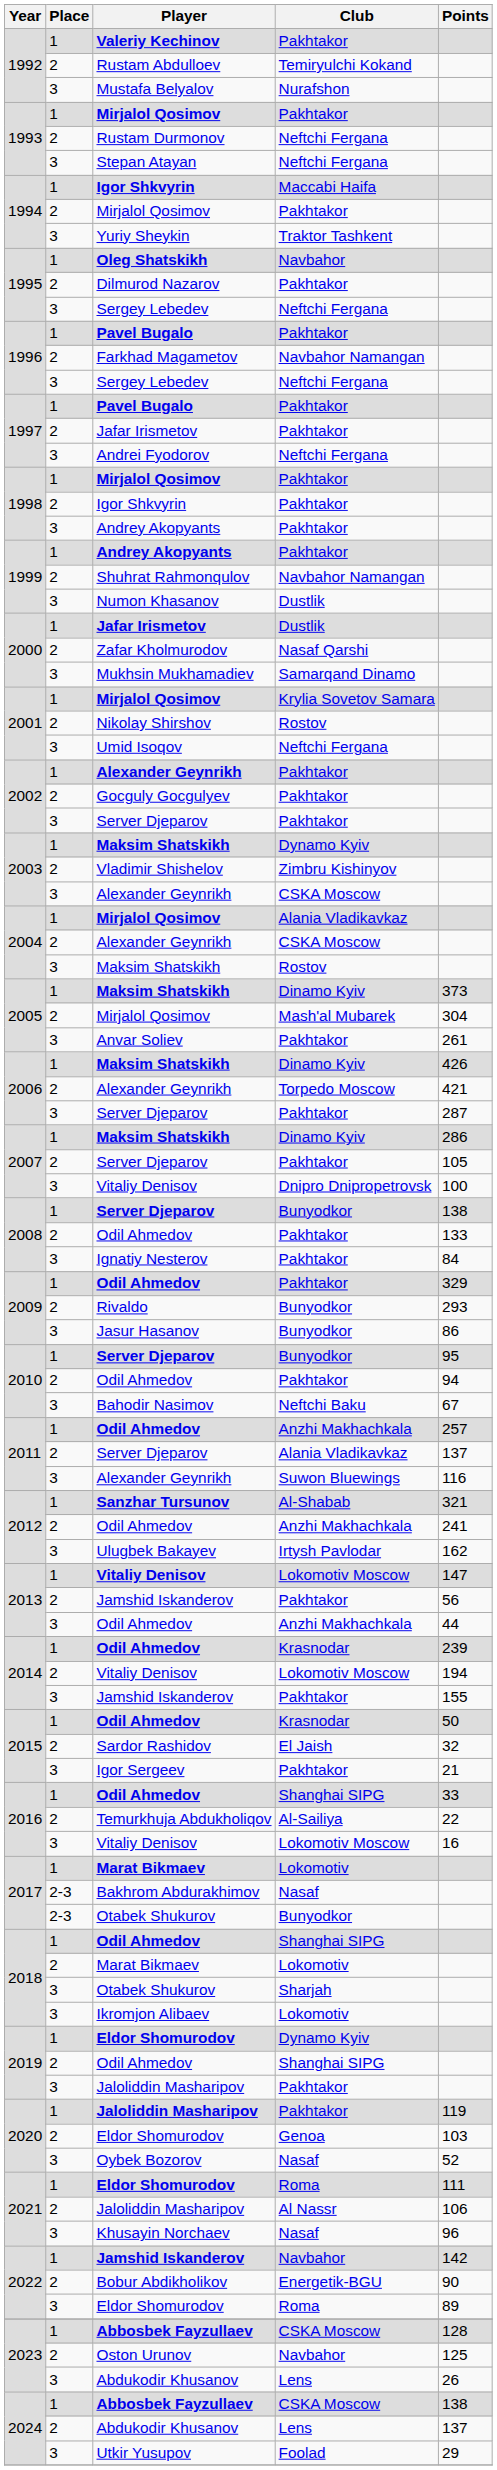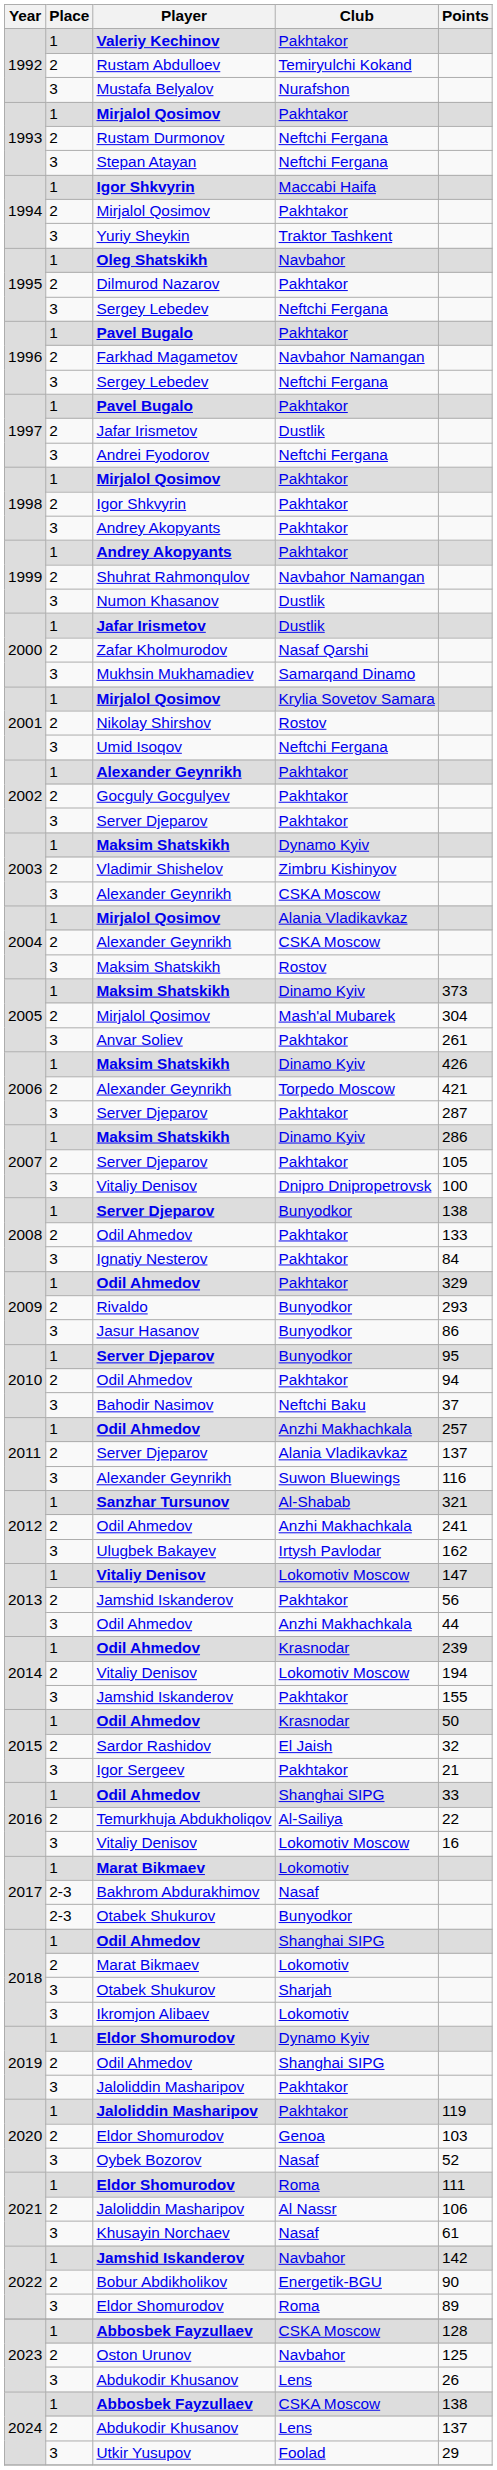(313, 430) Pakhtakor -> (302, 430) Dustlik
(450, 1405) 67 -> (450, 1405) 37
(450, 2233) 96 -> (450, 2233) 61
